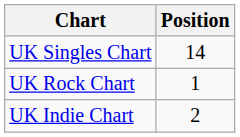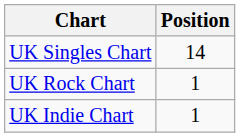(195, 115) 2 -> (195, 115) 1
